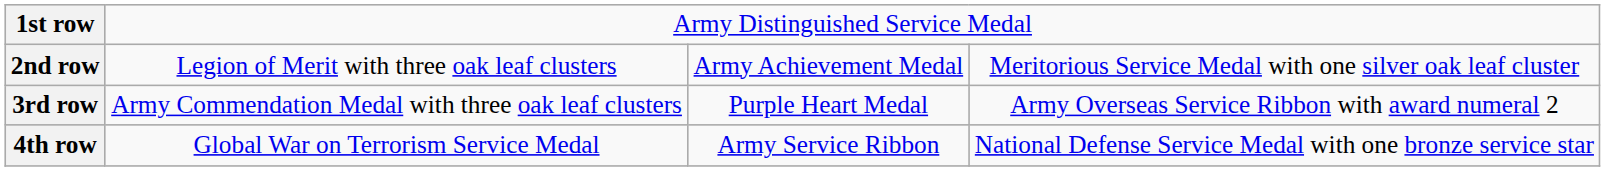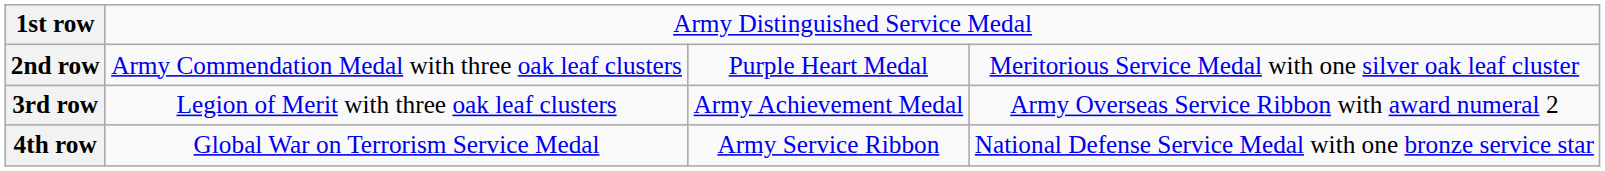(397, 64) Legion of Merit with three oak leaf clusters -> (397, 64) Army Commendation Medal with three oak leaf clusters
(828, 64) Army Achievement Medal -> (828, 64) Purple Heart Medal
(397, 104) Army Commendation Medal with three oak leaf clusters -> (397, 104) Legion of Merit with three oak leaf clusters
(828, 104) Purple Heart Medal -> (828, 104) Army Achievement Medal
